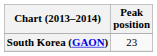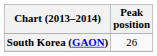(132, 42) 23 -> (132, 42) 26
